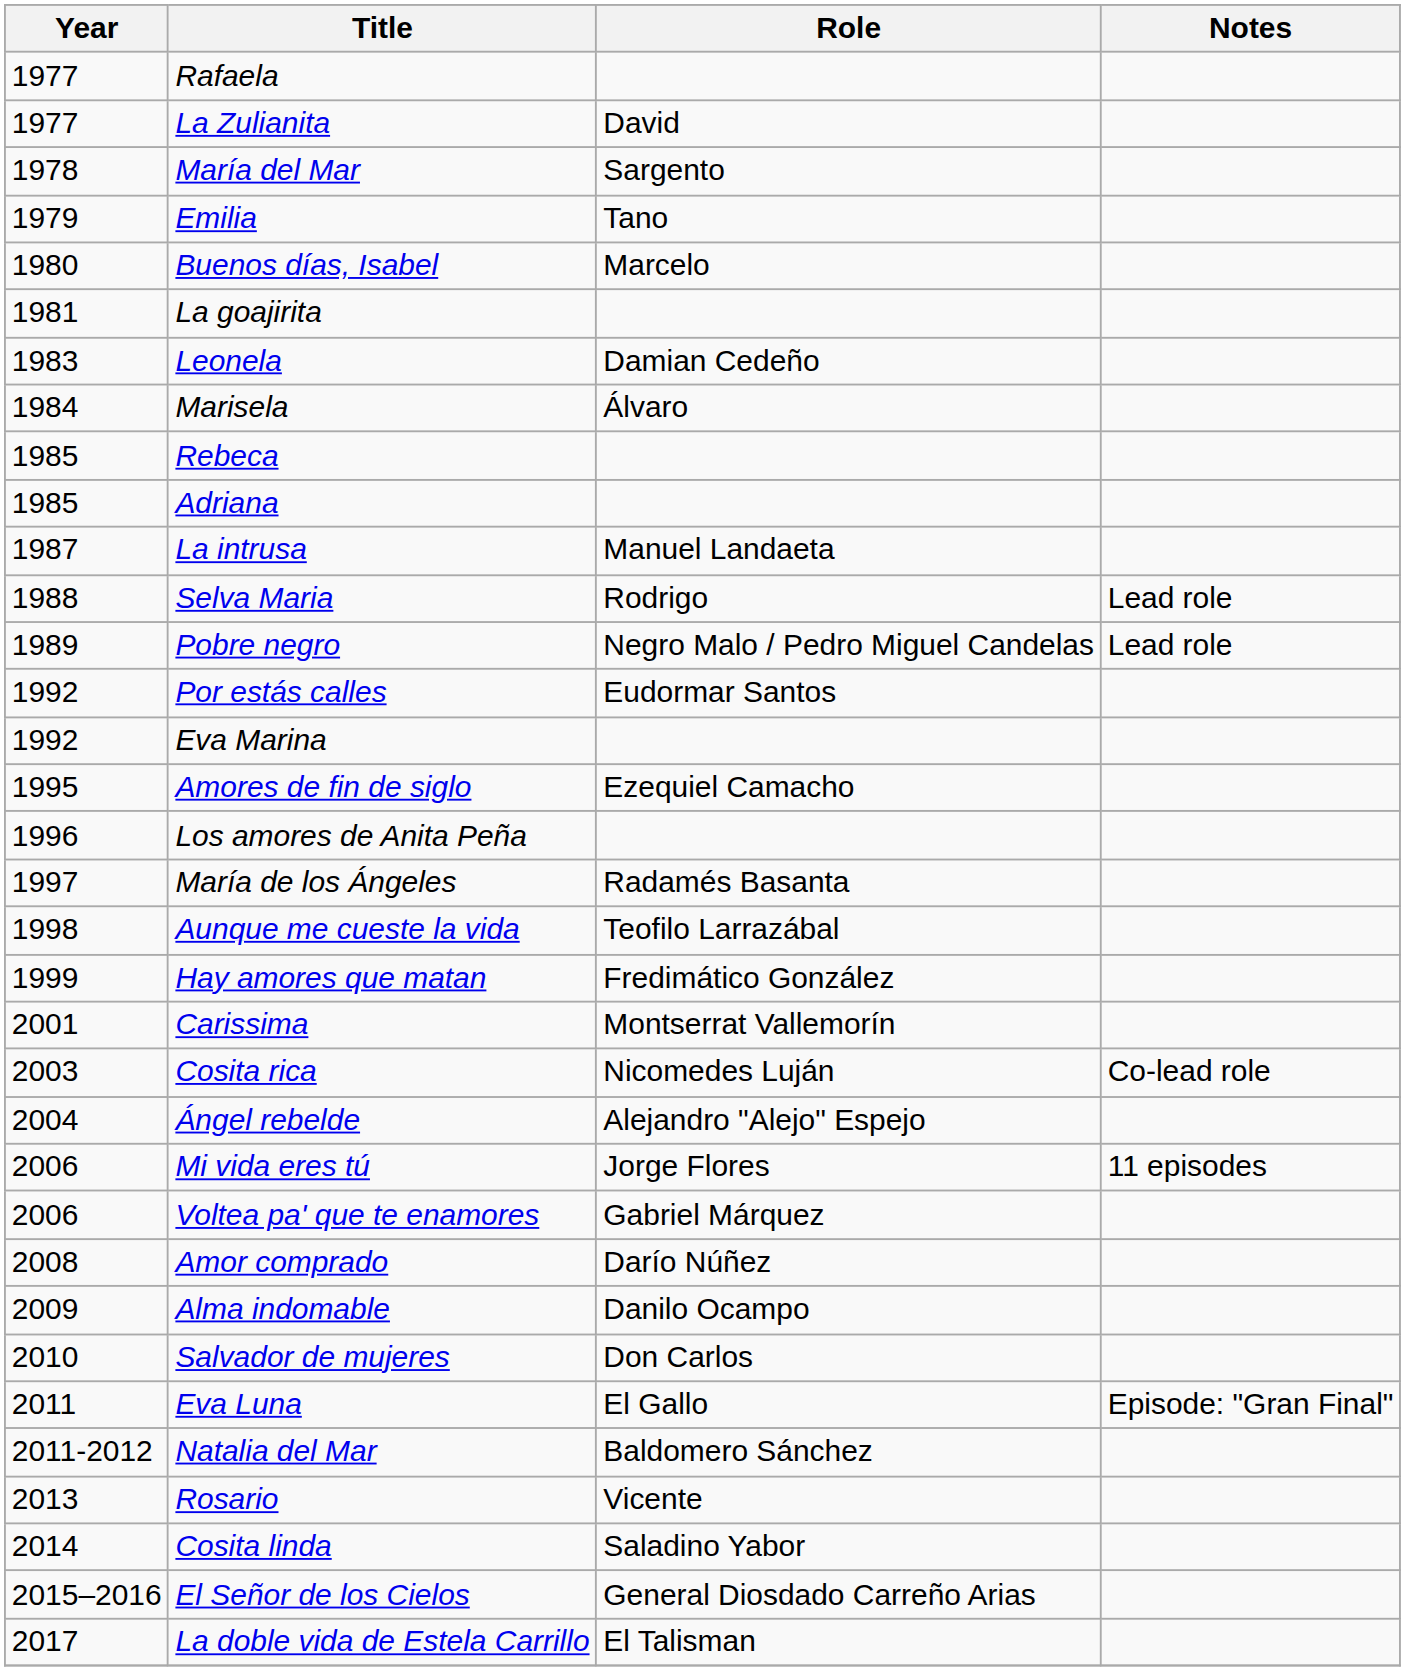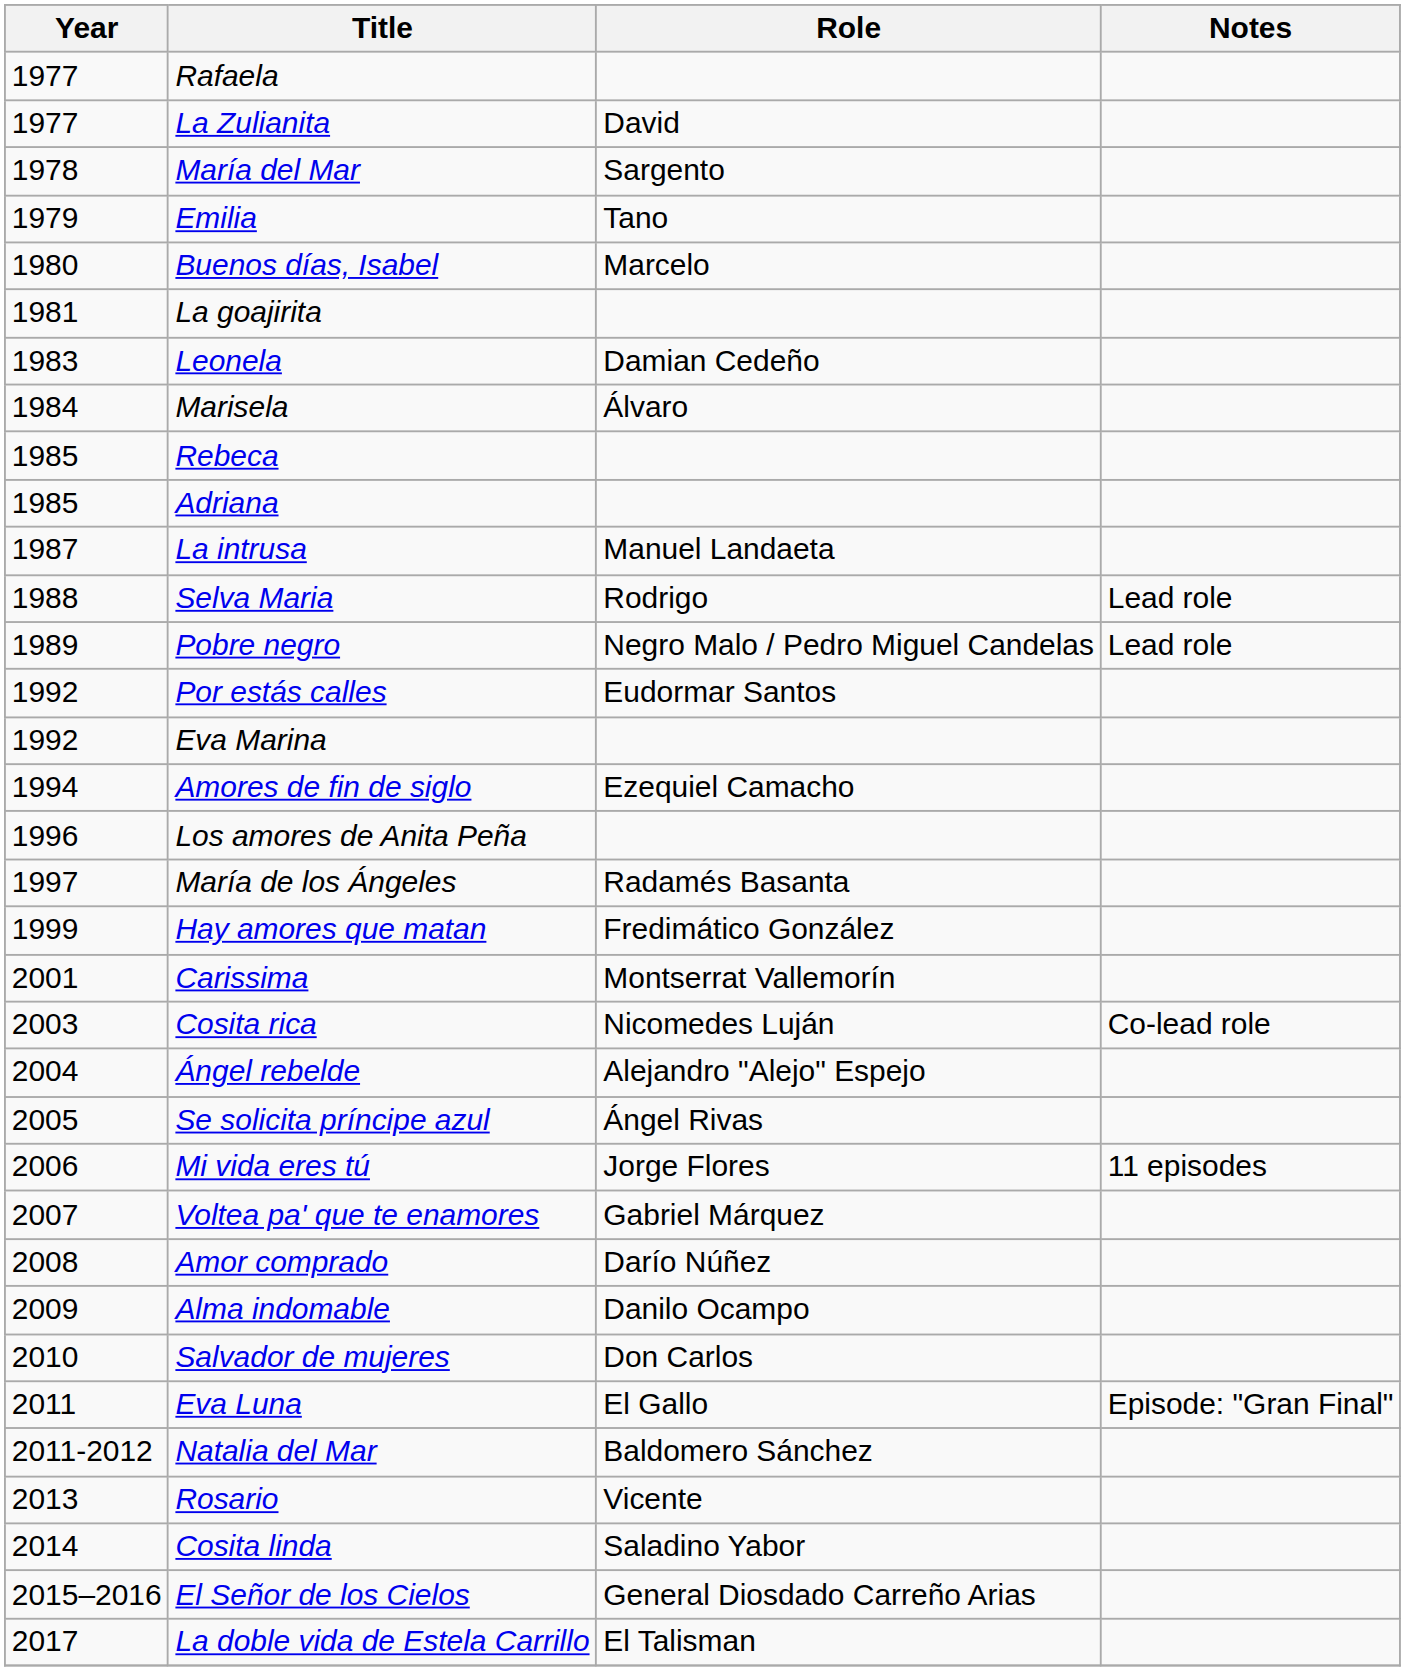(45, 787) 1995 -> (45, 787) 1994
- row: (348, 929)
+ row: (333, 1119)
(45, 1214) 2006 -> (45, 1214) 2007
